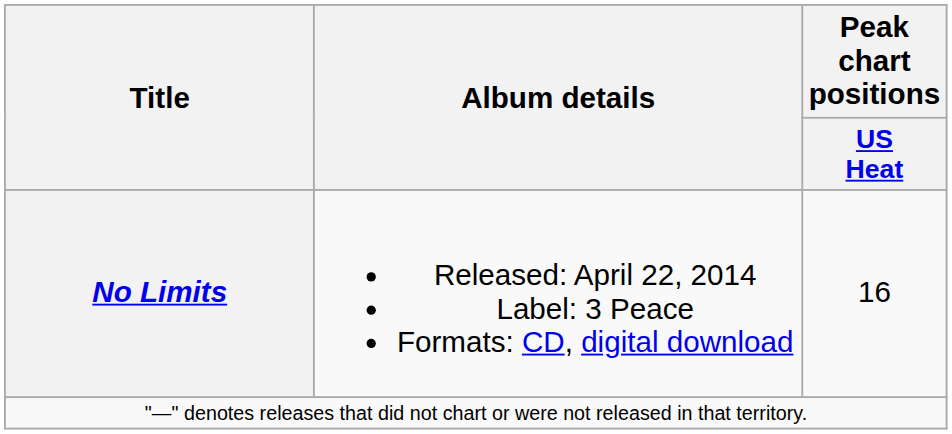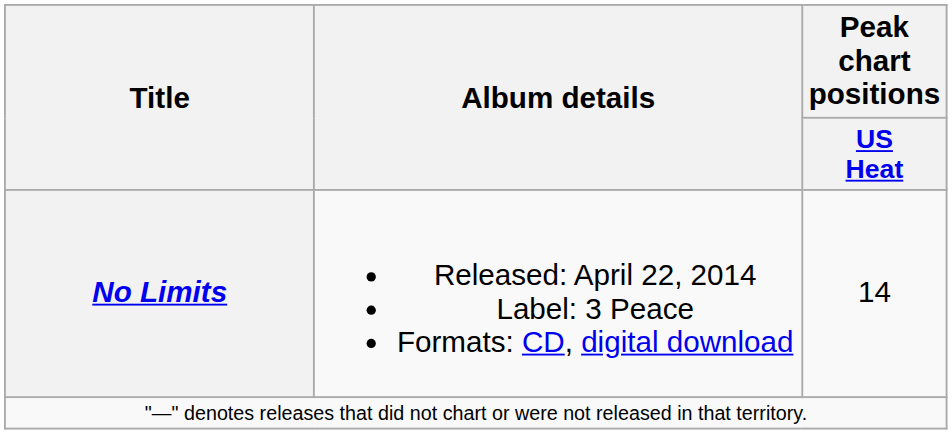(874, 292) 16 -> (874, 292) 14
